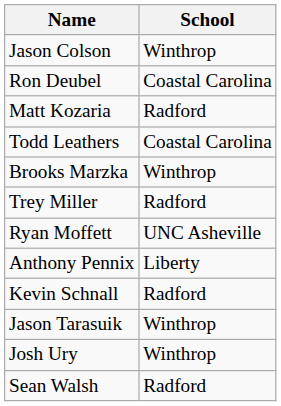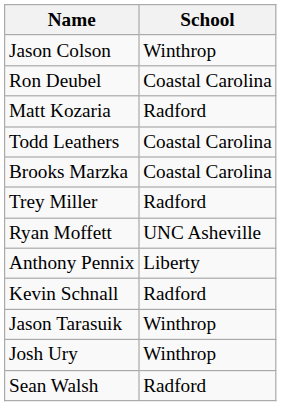(180, 171) Winthrop -> (207, 171) Coastal Carolina
